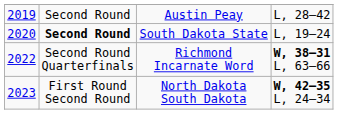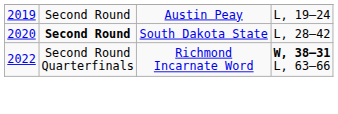(302, 14) L, 28–42 -> (302, 14) L, 19–24
(302, 33) L, 19–24 -> (302, 33) L, 28–42
- row: (204, 92)
